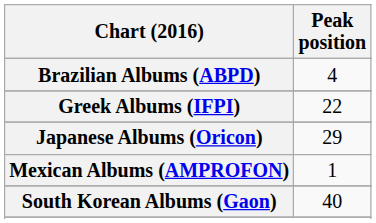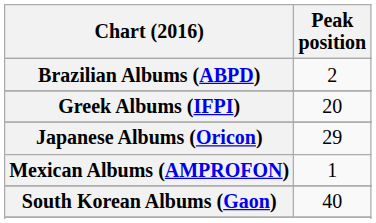(332, 74) 4 -> (332, 74) 2
(332, 106) 22 -> (332, 106) 20
